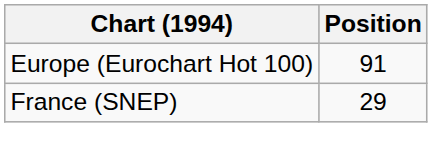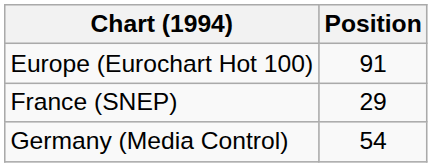+ row: (149, 141)
